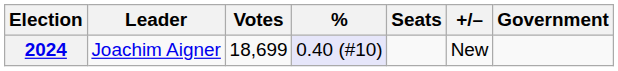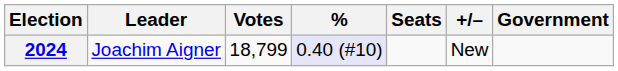(259, 50) 18,699 -> (259, 50) 18,799
